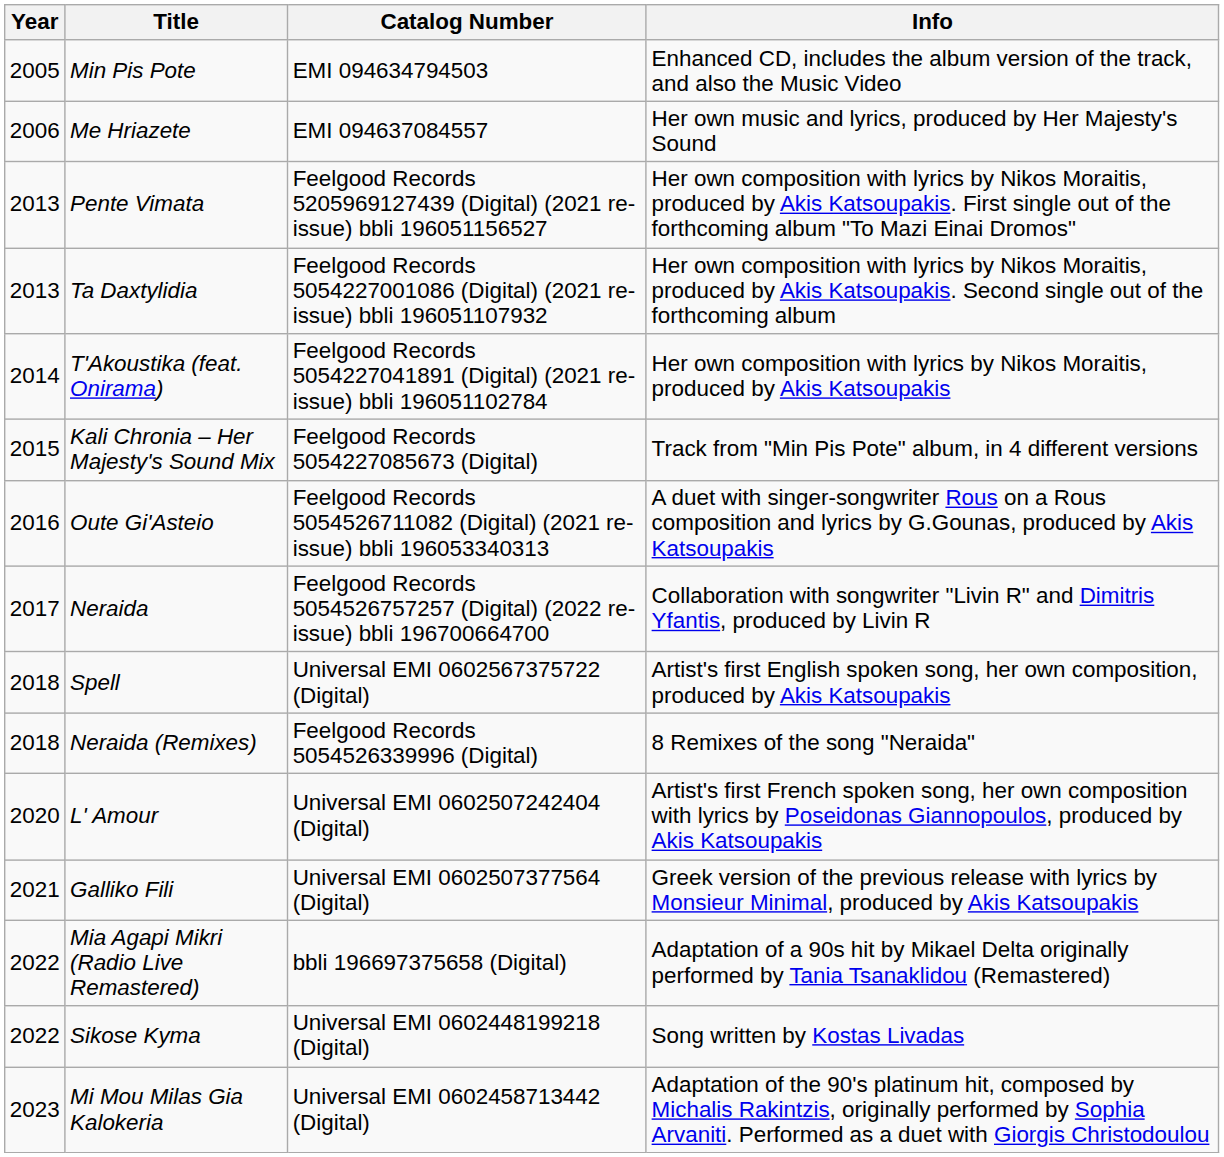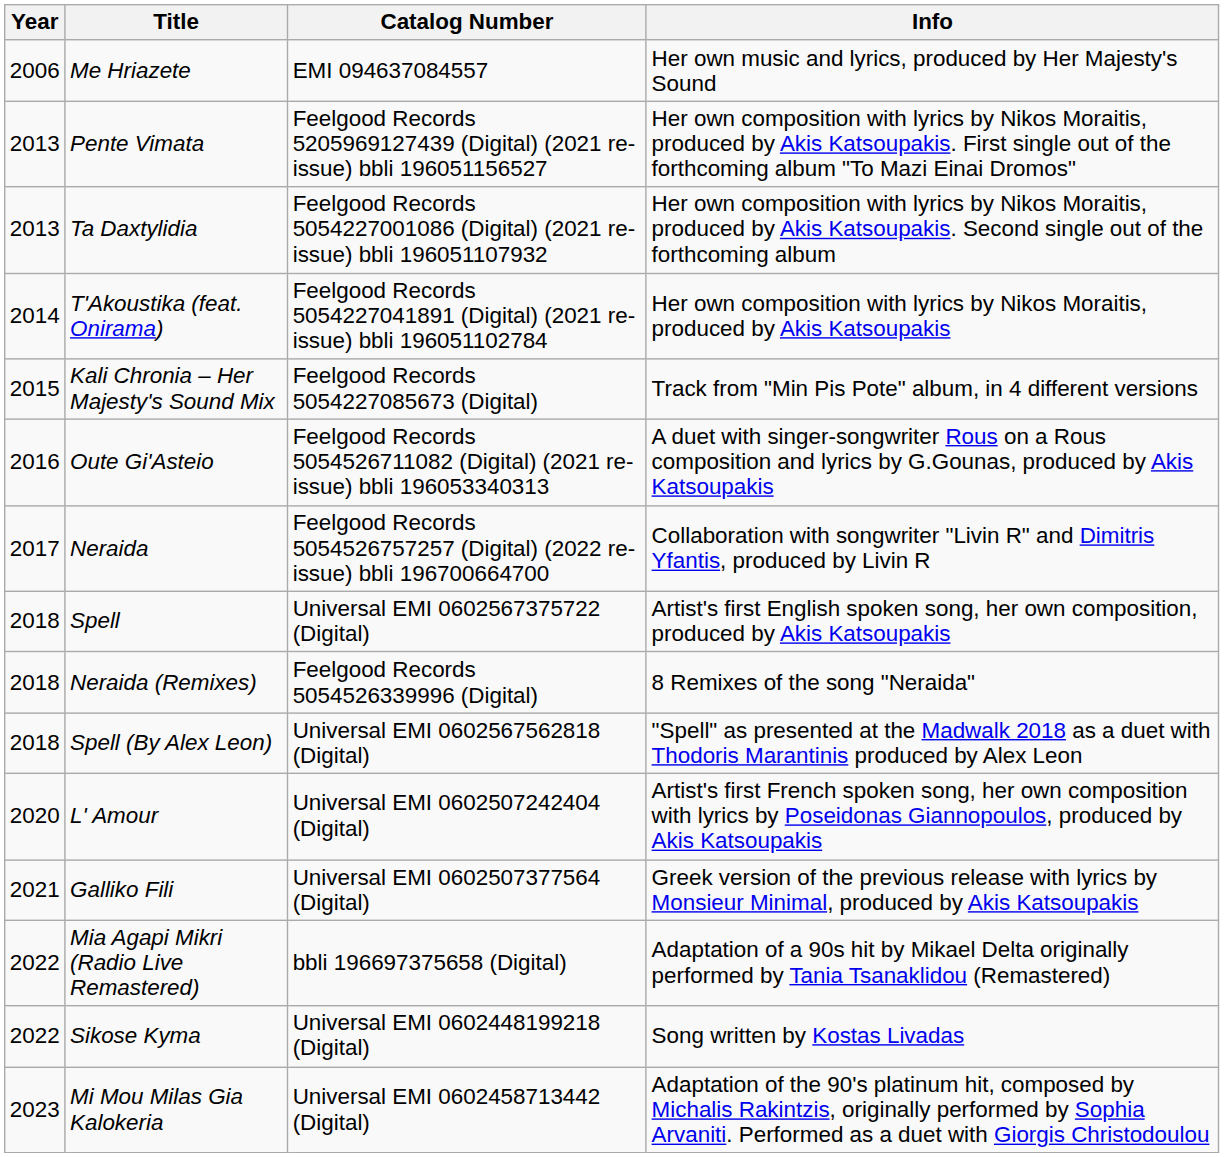- row: (133, 70)
+ row: (171, 742)
